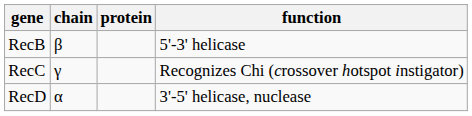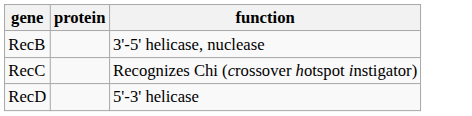- column: (73, 17)
(203, 44) 5'-3' helicase -> (189, 44) 3'-5' helicase, nuclease
(235, 96) 3'-5' helicase, nuclease -> (156, 96) 5'-3' helicase
